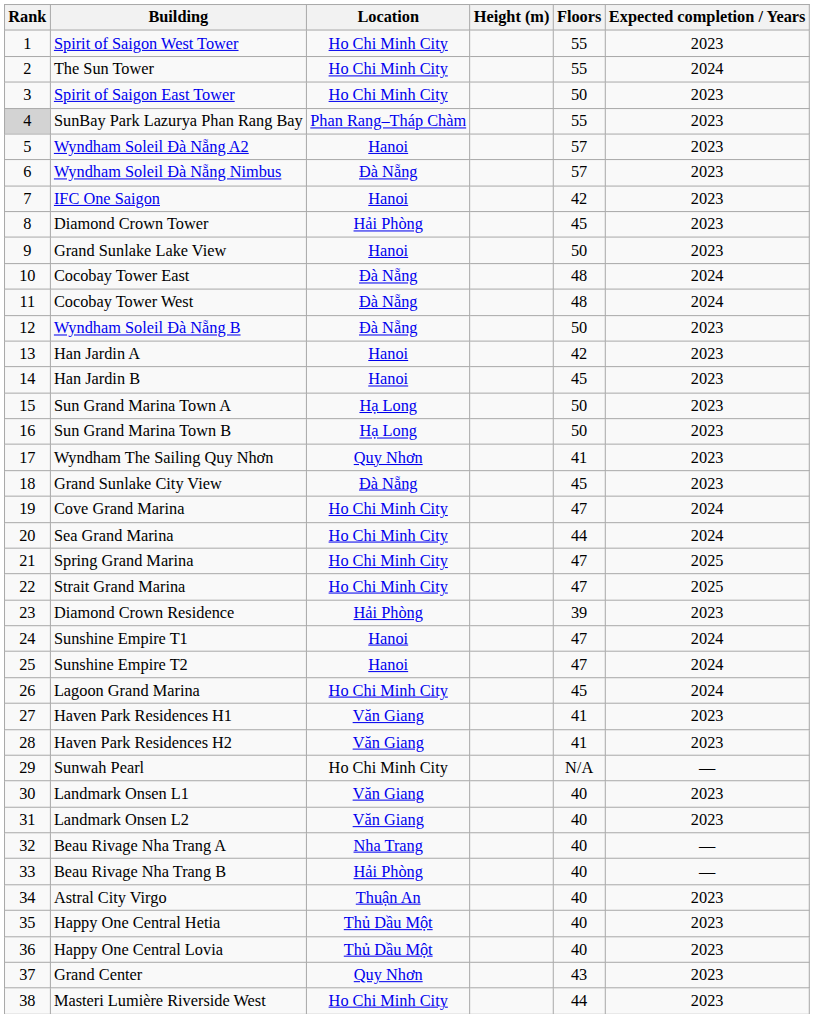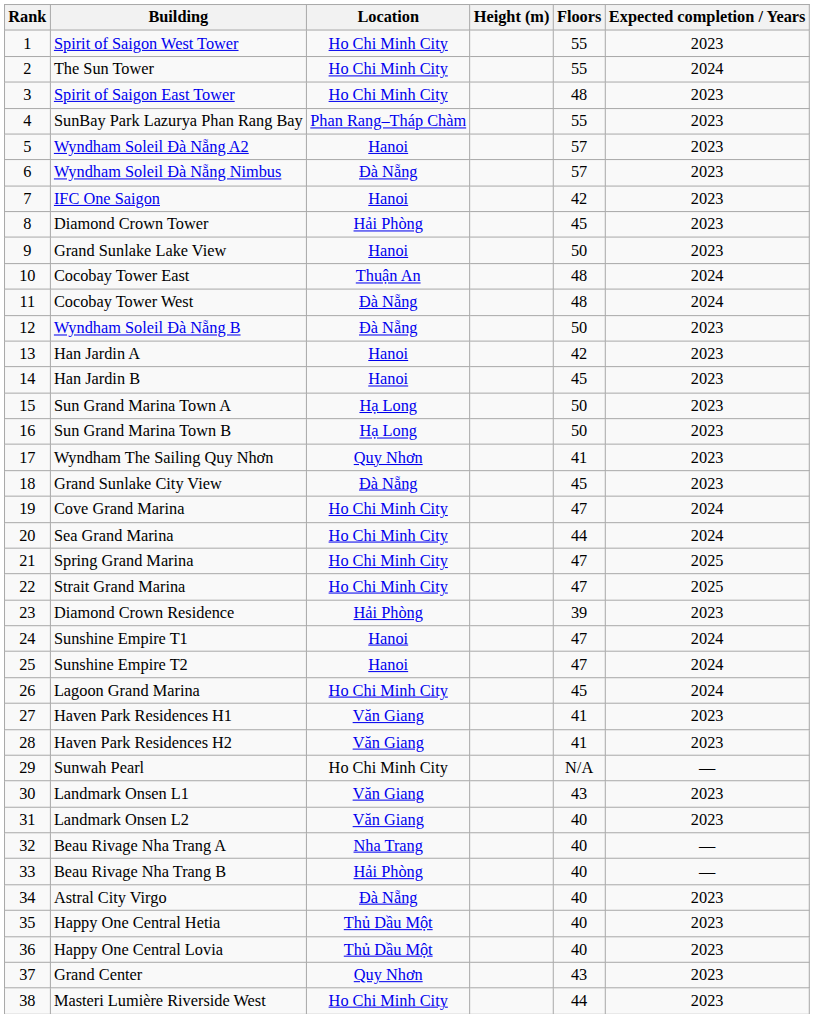(579, 95) 50 -> (579, 95) 48
(27, 120) lightgrey background -> (27, 120) no background
(388, 276) Đà Nẵng -> (388, 276) Thuận An
(579, 793) 40 -> (579, 793) 43
(388, 897) Thuận An -> (388, 897) Đà Nẵng
